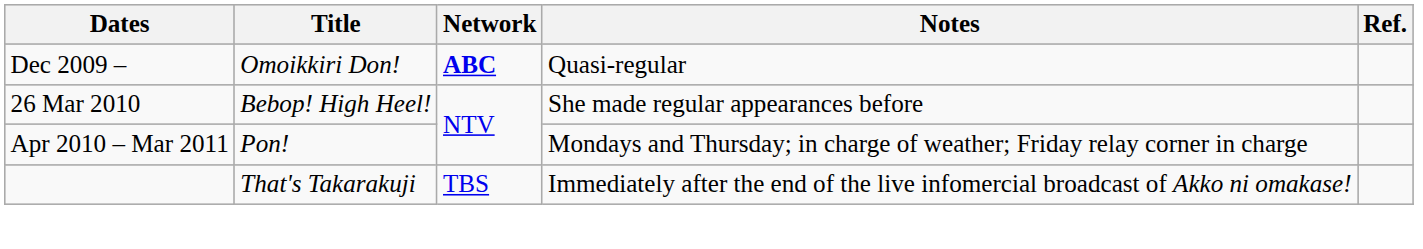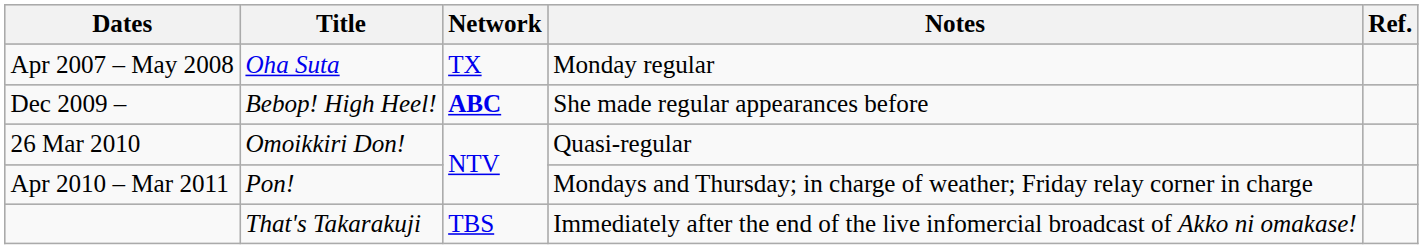+ row: (122, 64)
(320, 64) Omoikkiri Don! -> (341, 104) Bebop! High Heel!
(617, 64) Quasi-regular -> (741, 104) She made regular appearances before
(336, 104) Bebop! High Heel! -> (325, 143) Omoikkiri Don!
(736, 104) She made regular appearances before -> (622, 143) Quasi-regular
